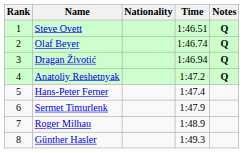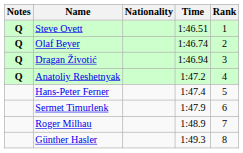columns swapped: (18, 12) <-> (224, 12)
